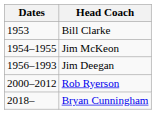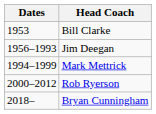- row: (90, 48)
+ row: (94, 65)
